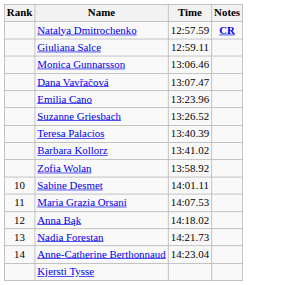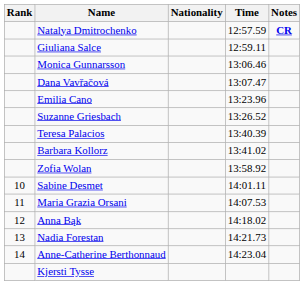+ column: (197, 13)
